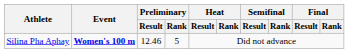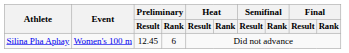(104, 41) bold -> (103, 41) normal
(151, 41) 12.46 -> (148, 41) 12.45
(177, 41) 5 -> (174, 41) 6
